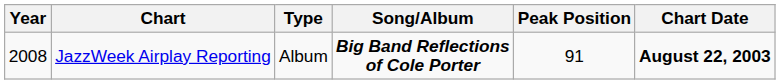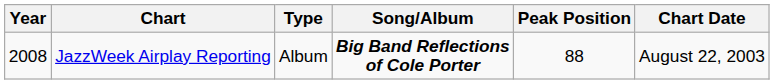(574, 56) 91 -> (574, 56) 88
(705, 56) bold -> (702, 56) normal
